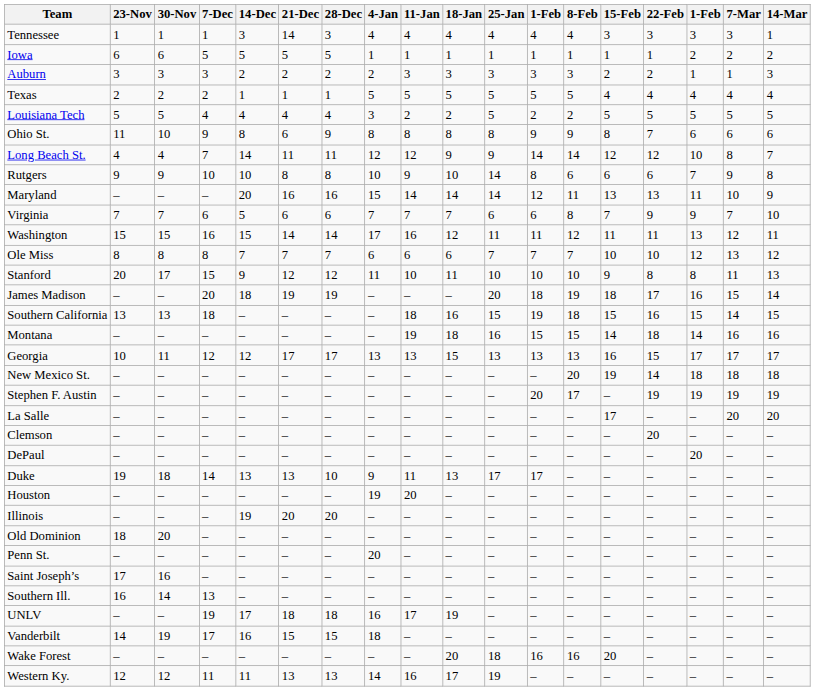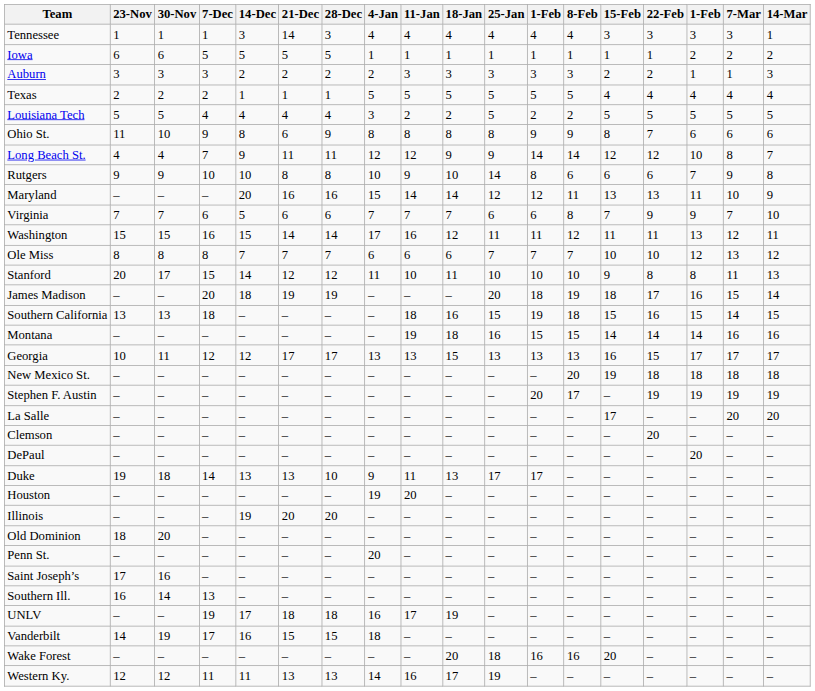(245, 154) 14 -> (242, 154) 9
(494, 194) 14 -> (494, 194) 12
(242, 275) 9 -> (245, 275) 14
(653, 335) 18 -> (653, 335) 14
(653, 375) 14 -> (653, 375) 18
